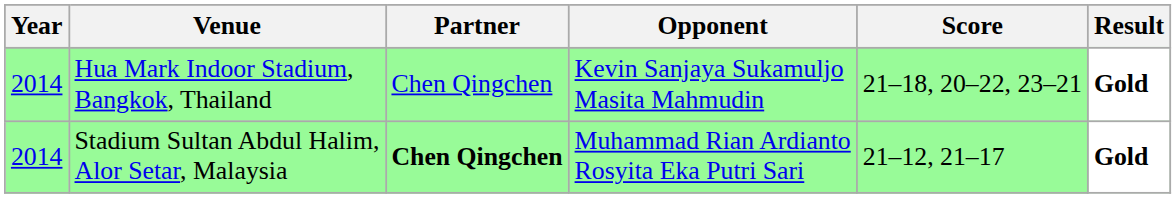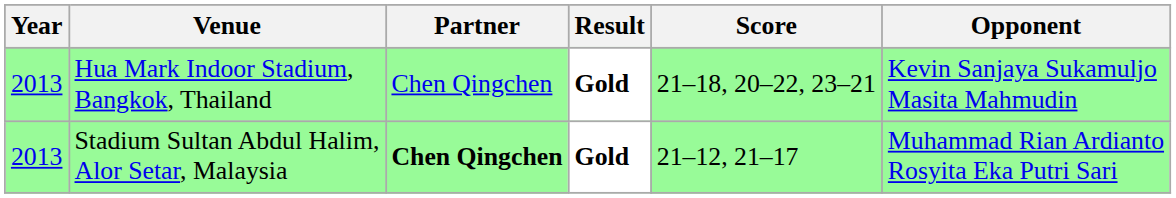columns swapped: (713, 26) <-> (1129, 26)
(37, 83) 2014 -> (37, 83) 2013
(37, 156) 2014 -> (37, 156) 2013
